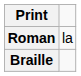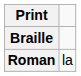rows swapped: (32, 37) <-> (32, 60)
